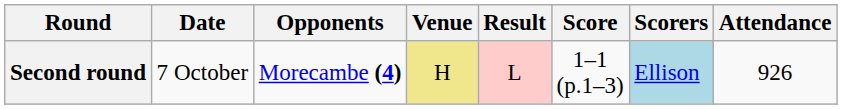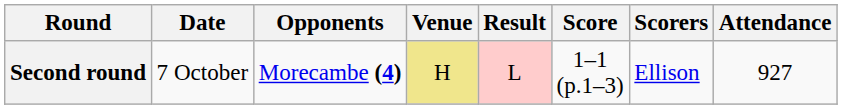(667, 72) lightblue background -> (667, 72) no background
(775, 72) 926 -> (775, 72) 927
